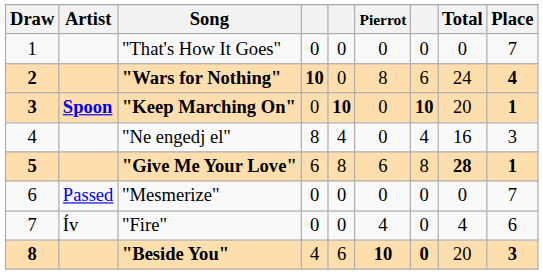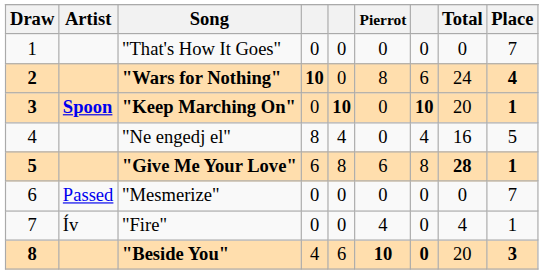(512, 136) 3 -> (512, 136) 5
(512, 225) 6 -> (512, 225) 1
